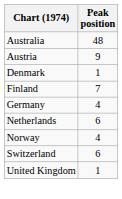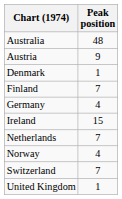+ row: (21, 121)
(98, 121) 6 -> (98, 137) 7
(98, 154) 6 -> (98, 170) 7
